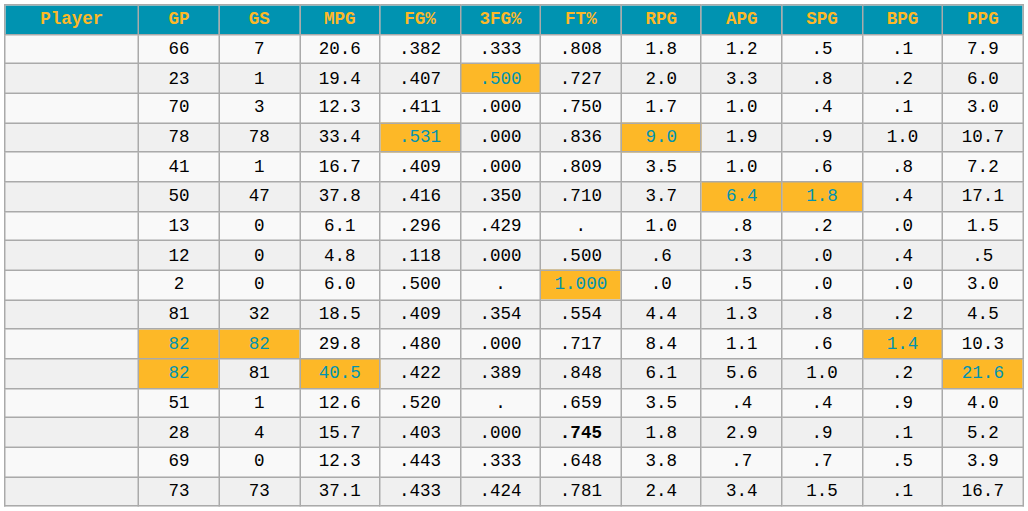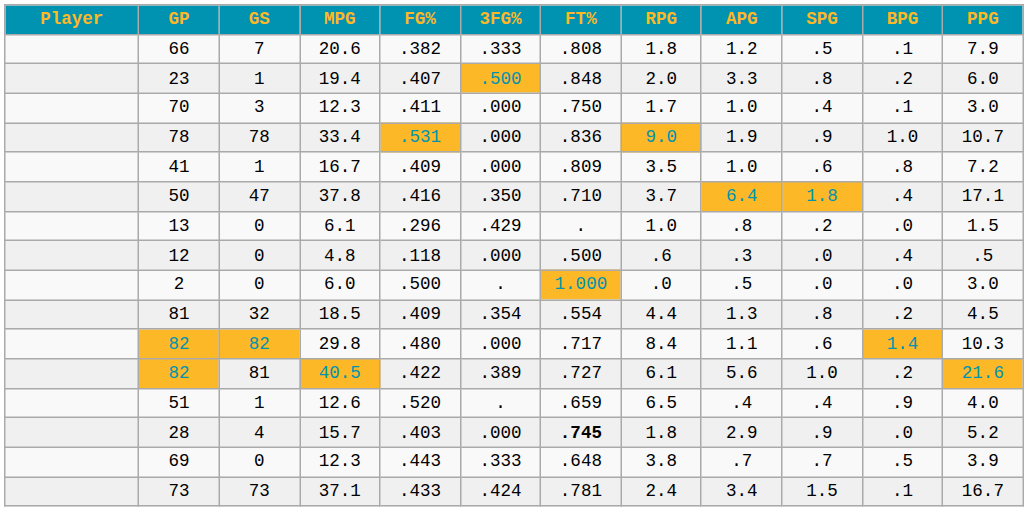(581, 78) .727 -> (581, 78) .848
(581, 373) .848 -> (581, 373) .727
(661, 402) 3.5 -> (661, 402) 6.5
(902, 432) .1 -> (902, 432) .0
